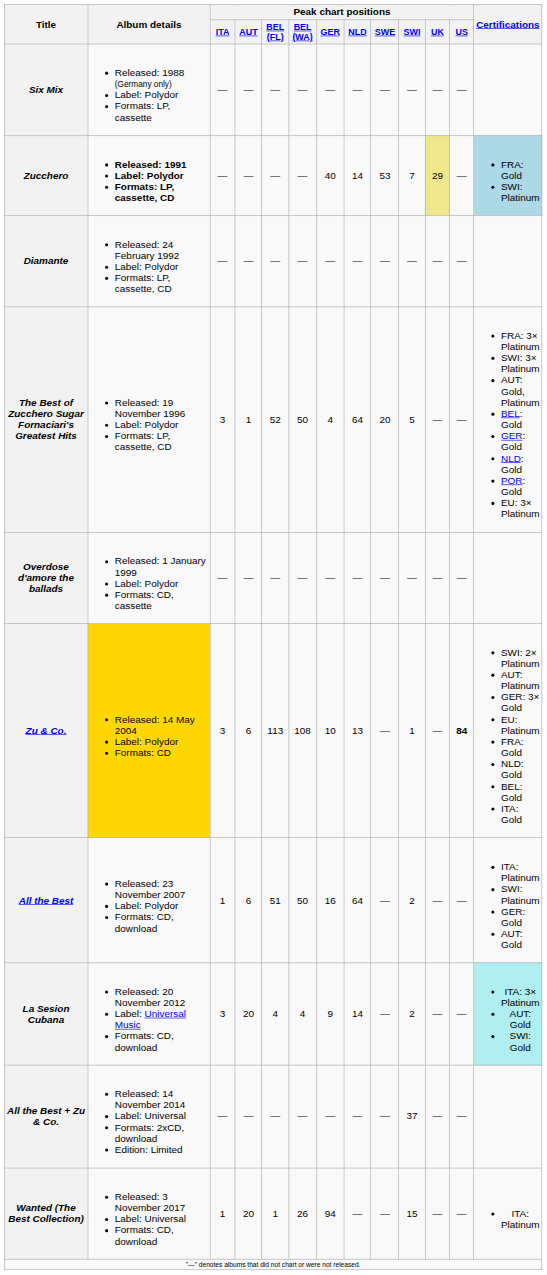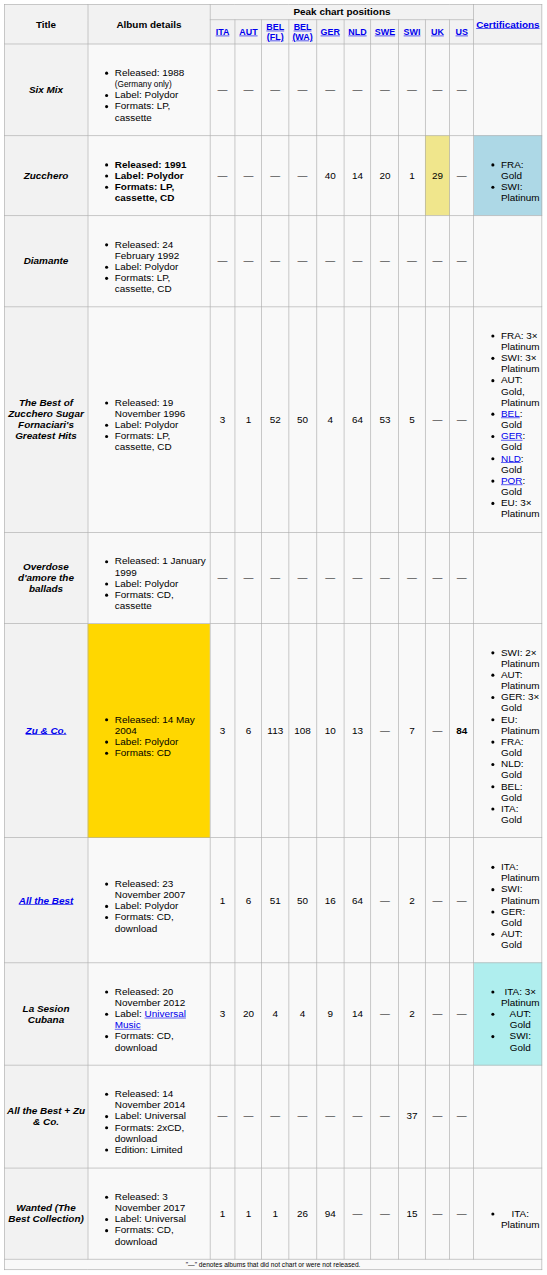(385, 175) 53 -> (385, 175) 20
(412, 175) 7 -> (412, 175) 1
(385, 419) 20 -> (385, 419) 53
(412, 730) 1 -> (412, 730) 7
(248, 1213) 20 -> (248, 1213) 1
